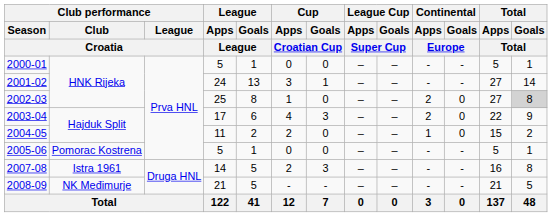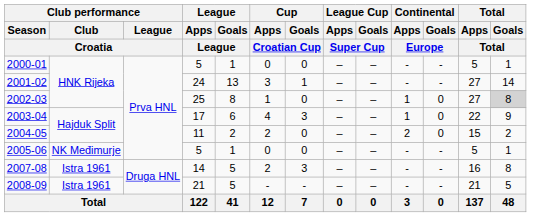(428, 99) 2 -> (407, 99) 1
(428, 116) 2 -> (407, 116) 1
(428, 133) 1 -> (407, 133) 2
(97, 151) Pomorac Kostrena -> (86, 151) NK Međimurje
(97, 185) NK Međimurje -> (86, 185) Istra 1961
